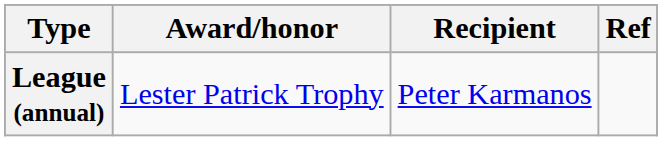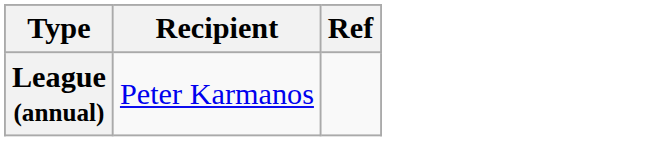- column: (252, 28)
